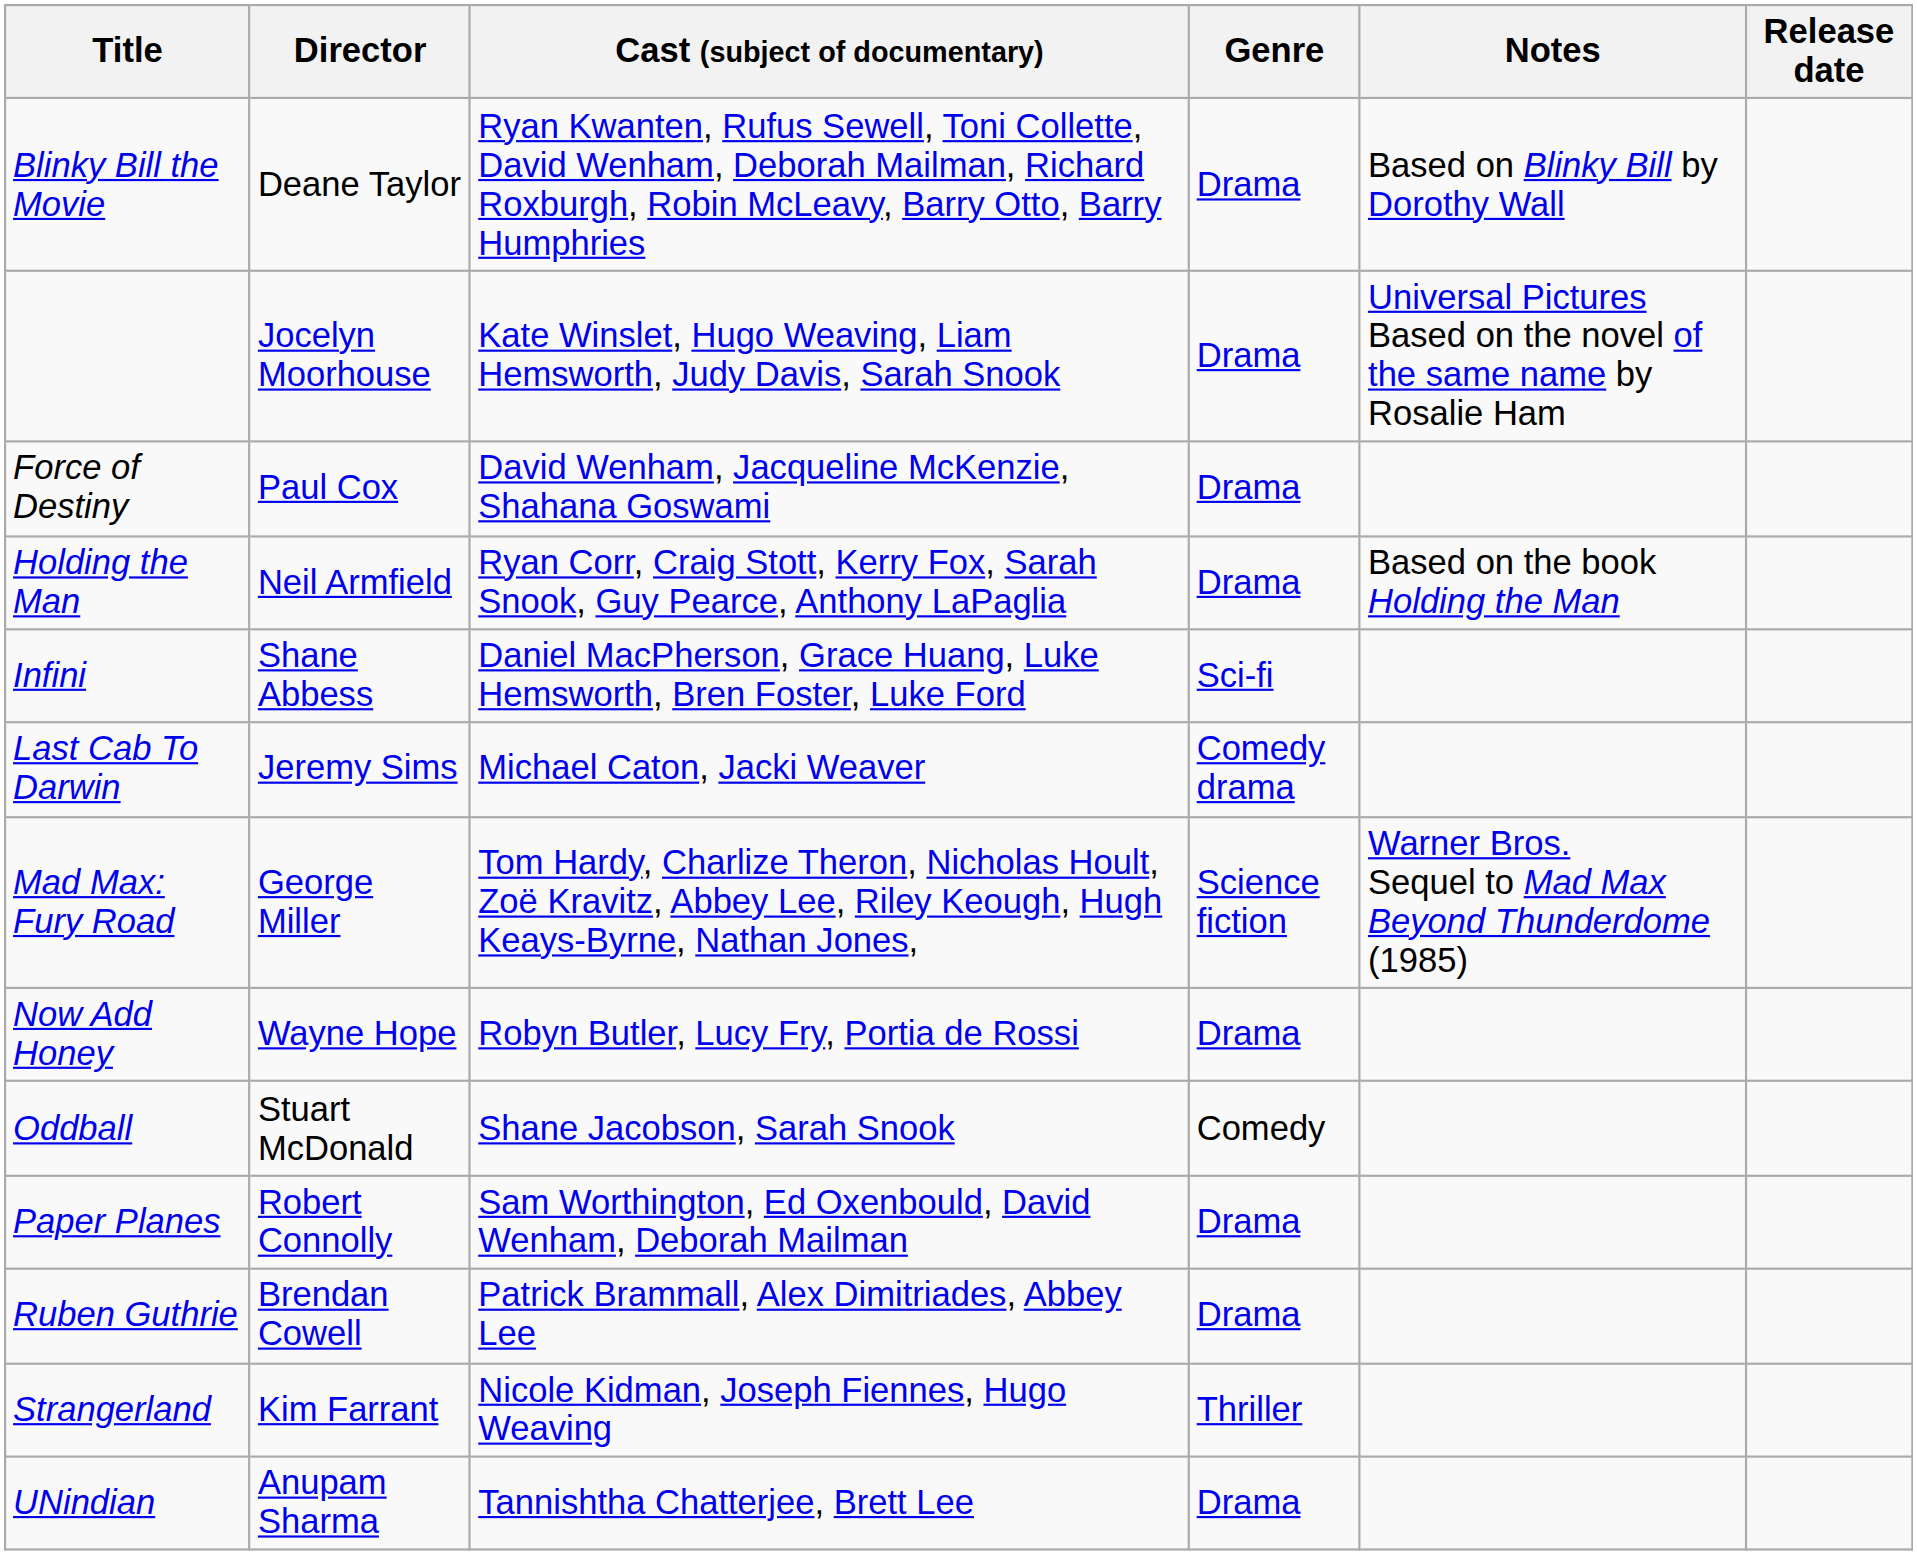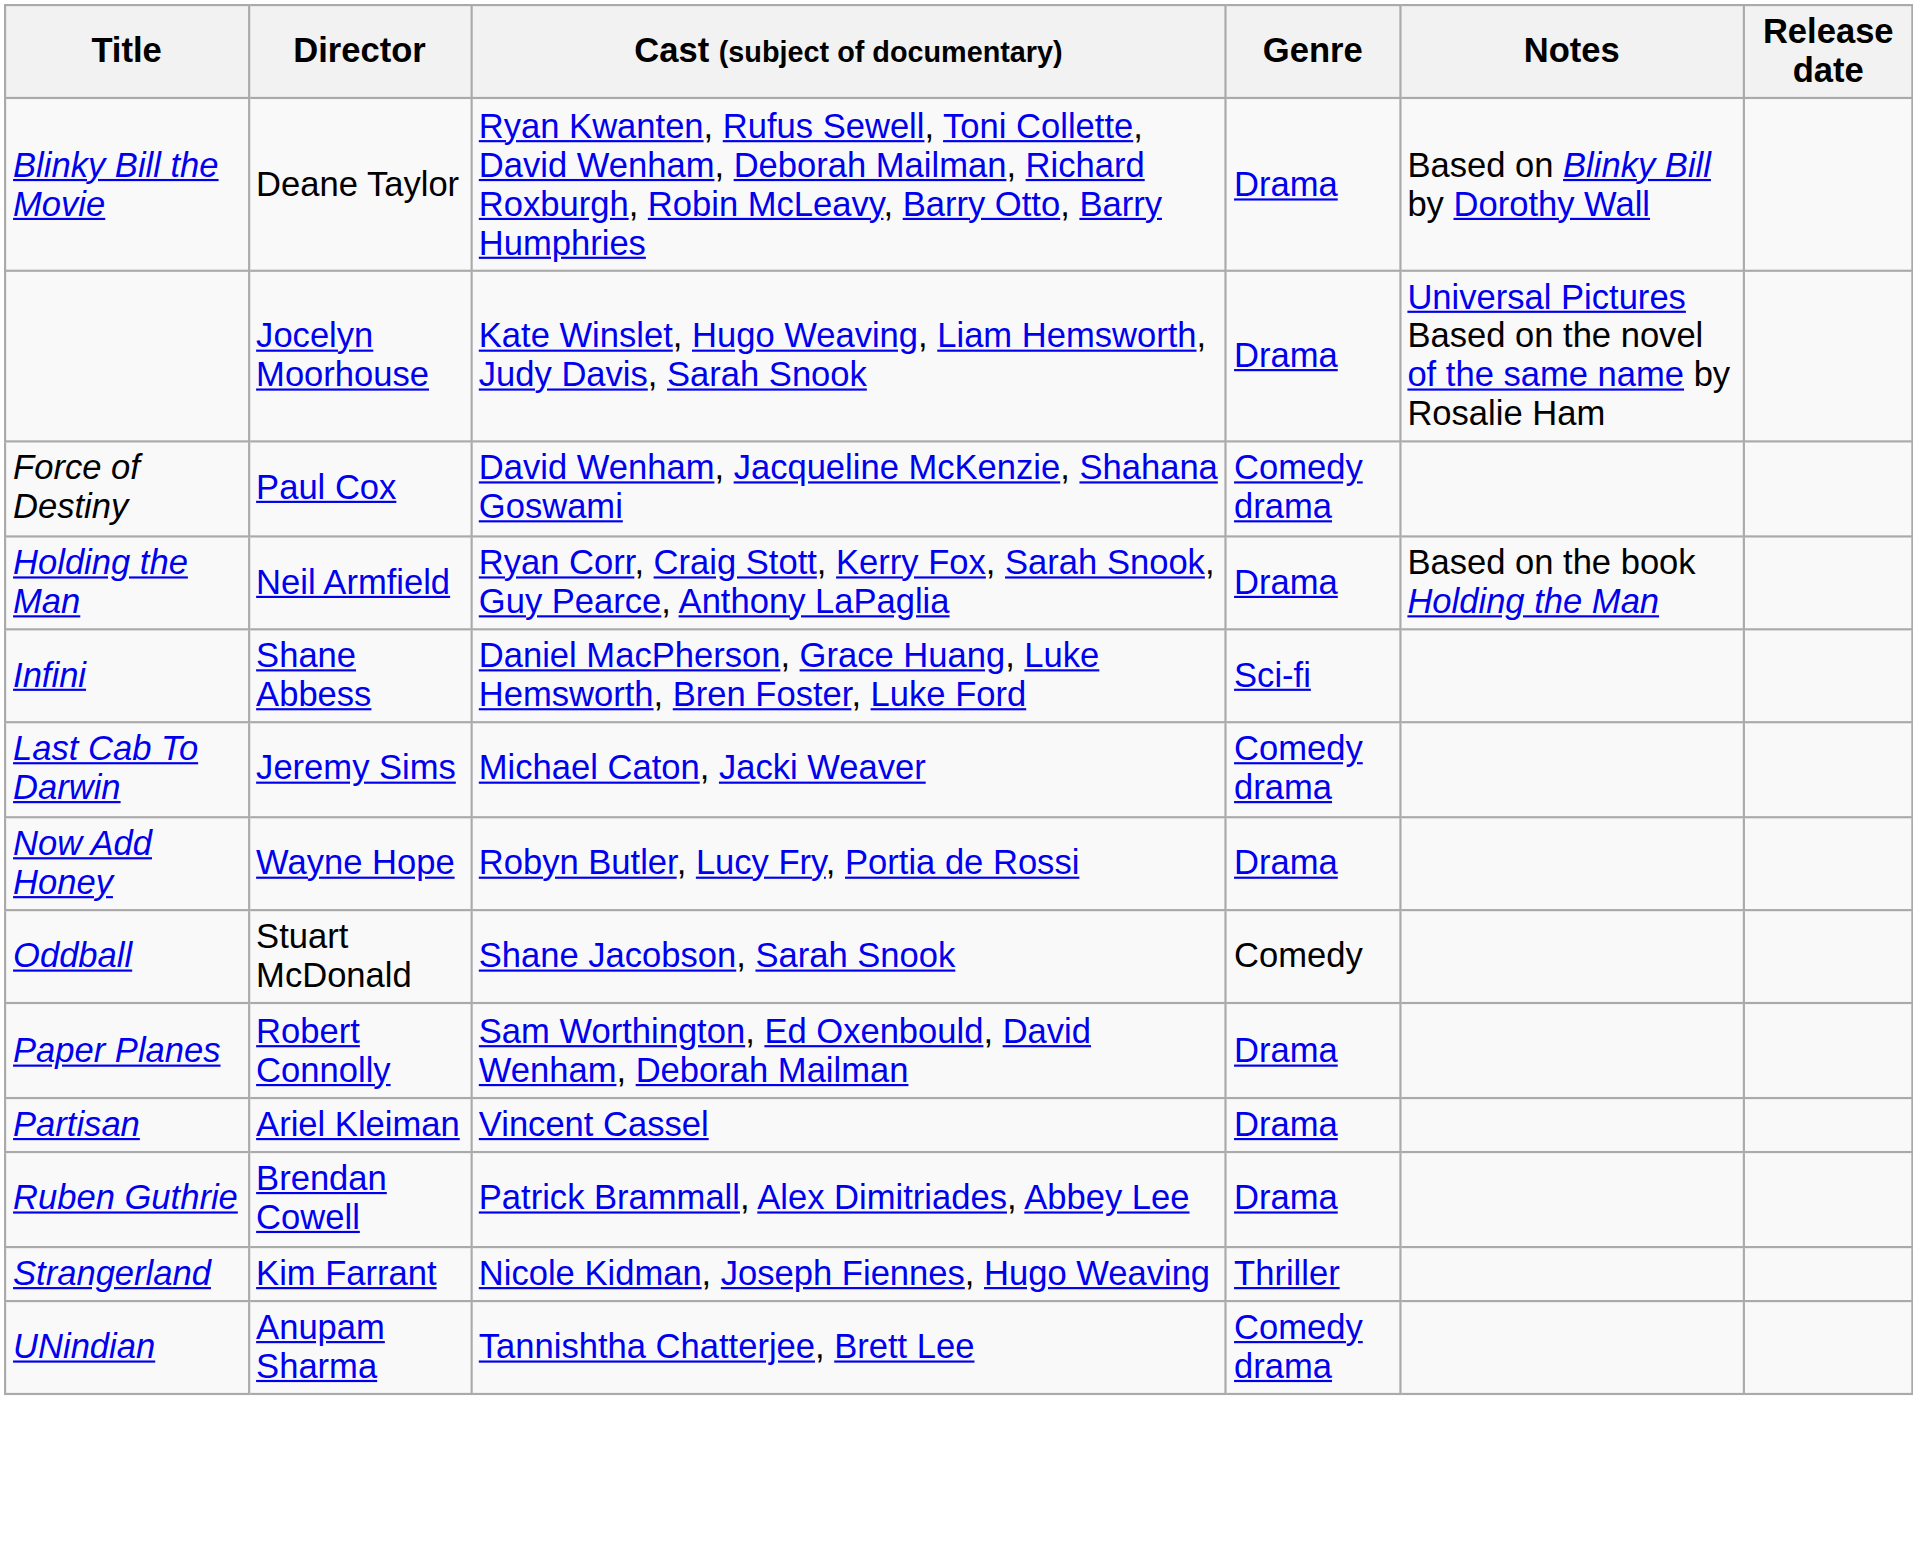(1249, 487) Drama -> (1298, 487) Comedy drama
- row: (94, 901)
+ row: (76, 1124)
(1249, 1502) Drama -> (1298, 1347) Comedy drama
